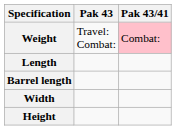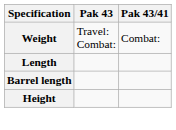(141, 37) pink background -> (141, 37) no background
- row: (39, 98)
